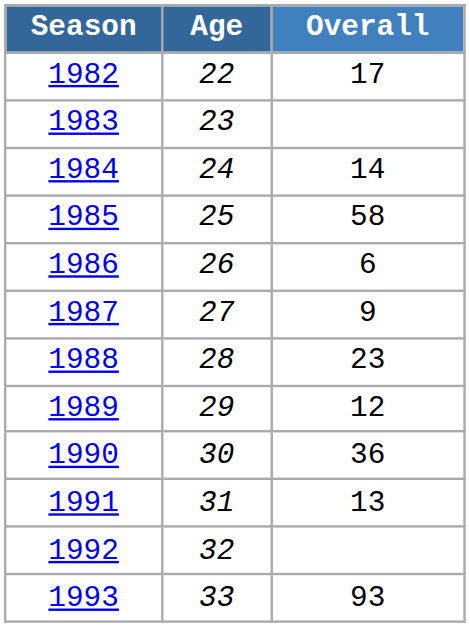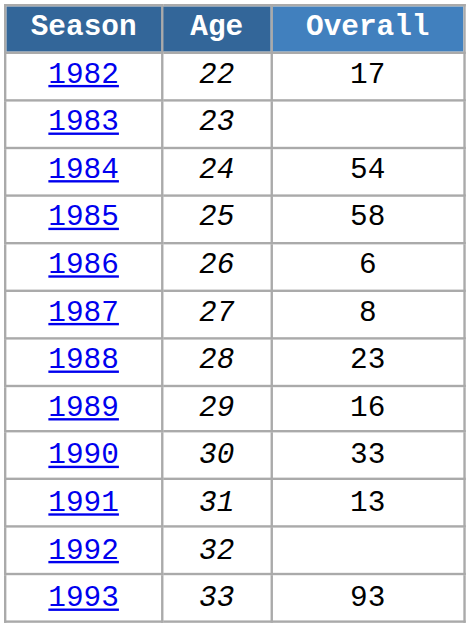(368, 172) 14 -> (368, 172) 54
(368, 314) 9 -> (368, 314) 8
(368, 409) 12 -> (368, 409) 16
(368, 456) 36 -> (368, 456) 33
